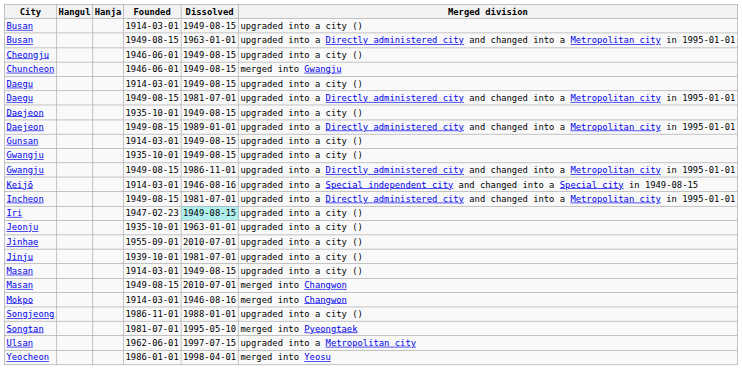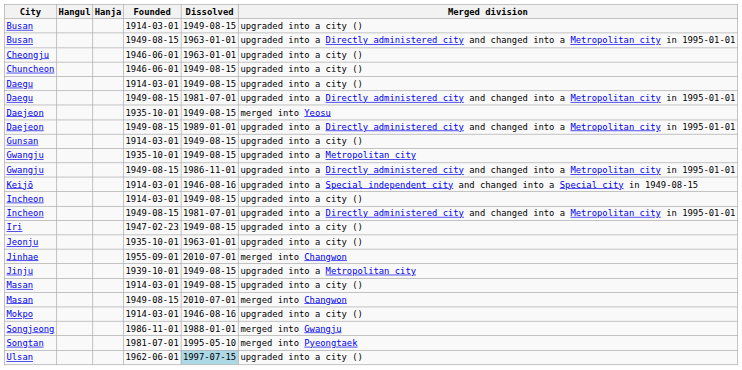(210, 55) 1949-08-15 -> (210, 55) 1963-01-01
(291, 69) merged into Gwangju -> (302, 69) upgraded into a city ()
(302, 112) upgraded into a city () -> (286, 112) merged into Yeosu
(302, 156) upgraded into a city () -> (328, 156) upgraded into a Metropolitan city
+ row: (25, 199)
(210, 213) paleturquoise background -> (210, 228) no background
(302, 242) upgraded into a city () -> (294, 256) merged into Changwon
(210, 256) 1981-07-01 -> (210, 271) 1949-08-15
(302, 256) upgraded into a city () -> (328, 271) upgraded into a Metropolitan city
(294, 300) merged into Changwon -> (302, 314) upgraded into a city ()
(302, 314) upgraded into a city () -> (291, 329) merged into Gwangju
(210, 343) no background -> (210, 357) lightblue background
(328, 343) upgraded into a Metropolitan city -> (302, 357) upgraded into a city ()
- row: (28, 357)
